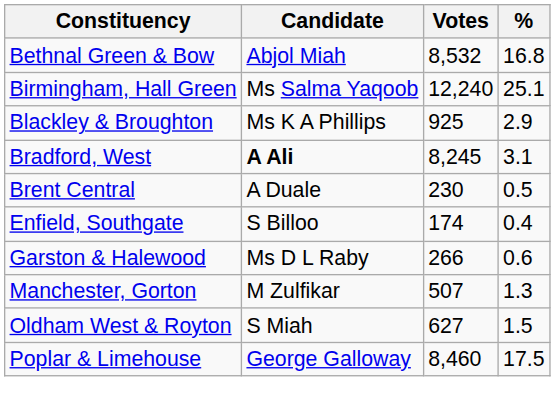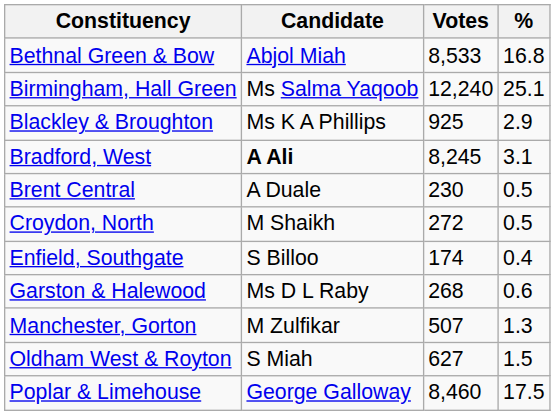(455, 55) 8,532 -> (455, 55) 8,533
+ row: (82, 223)
(446, 257) 266 -> (446, 291) 268
